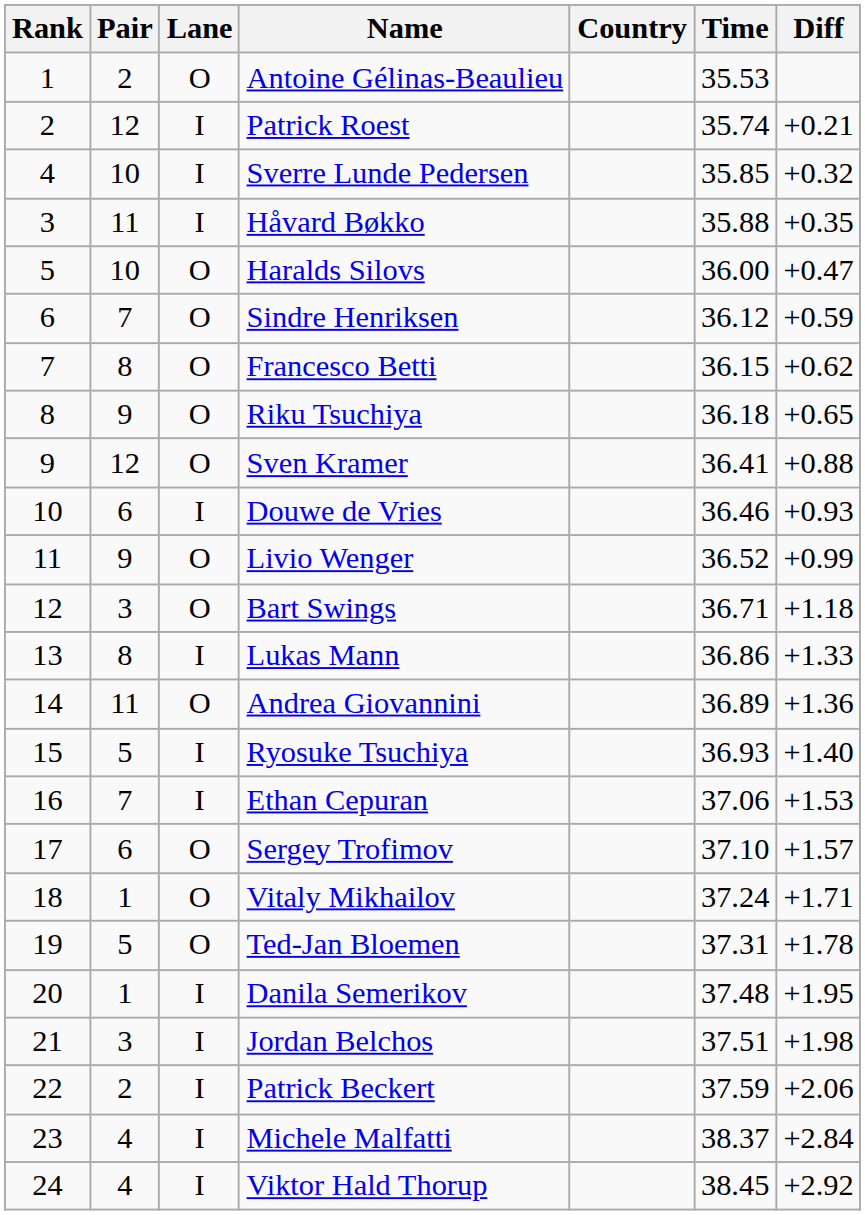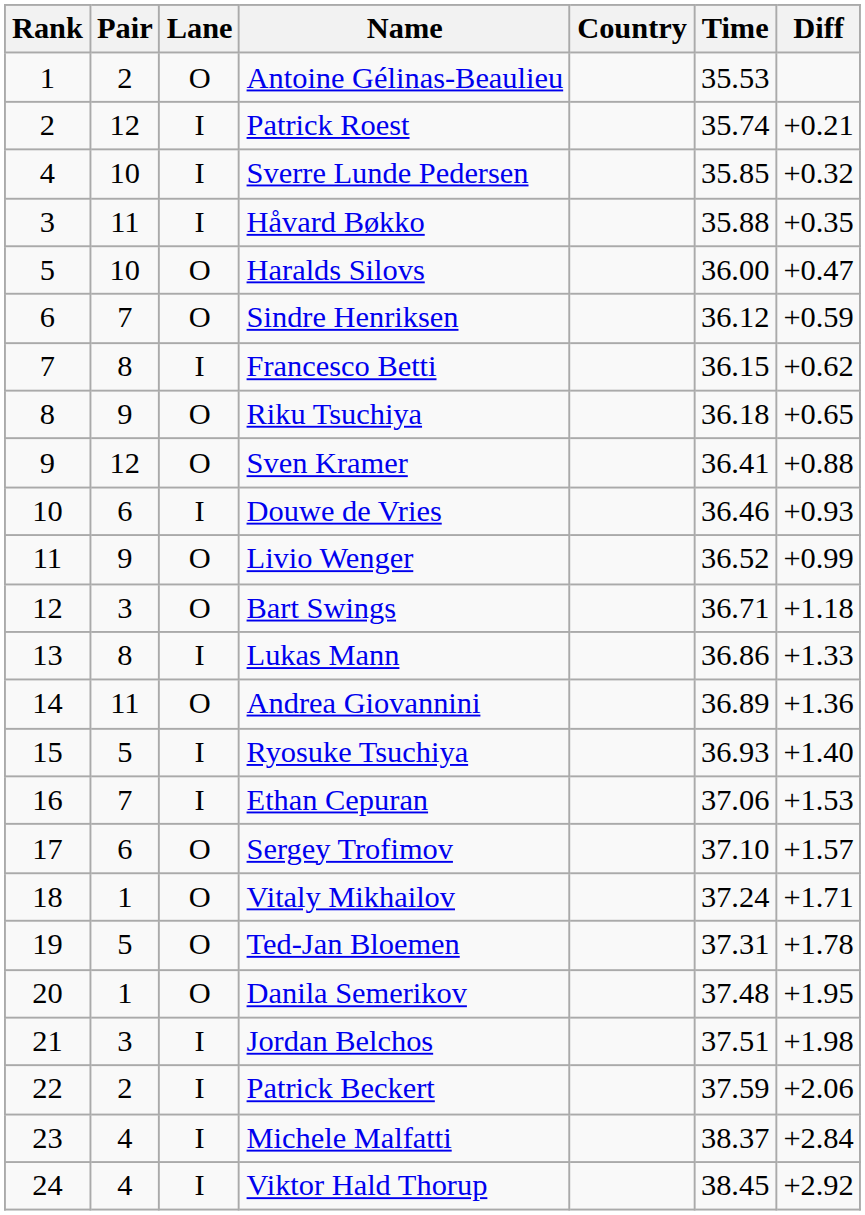(200, 366) O -> (200, 366) I
(200, 992) I -> (200, 992) O
